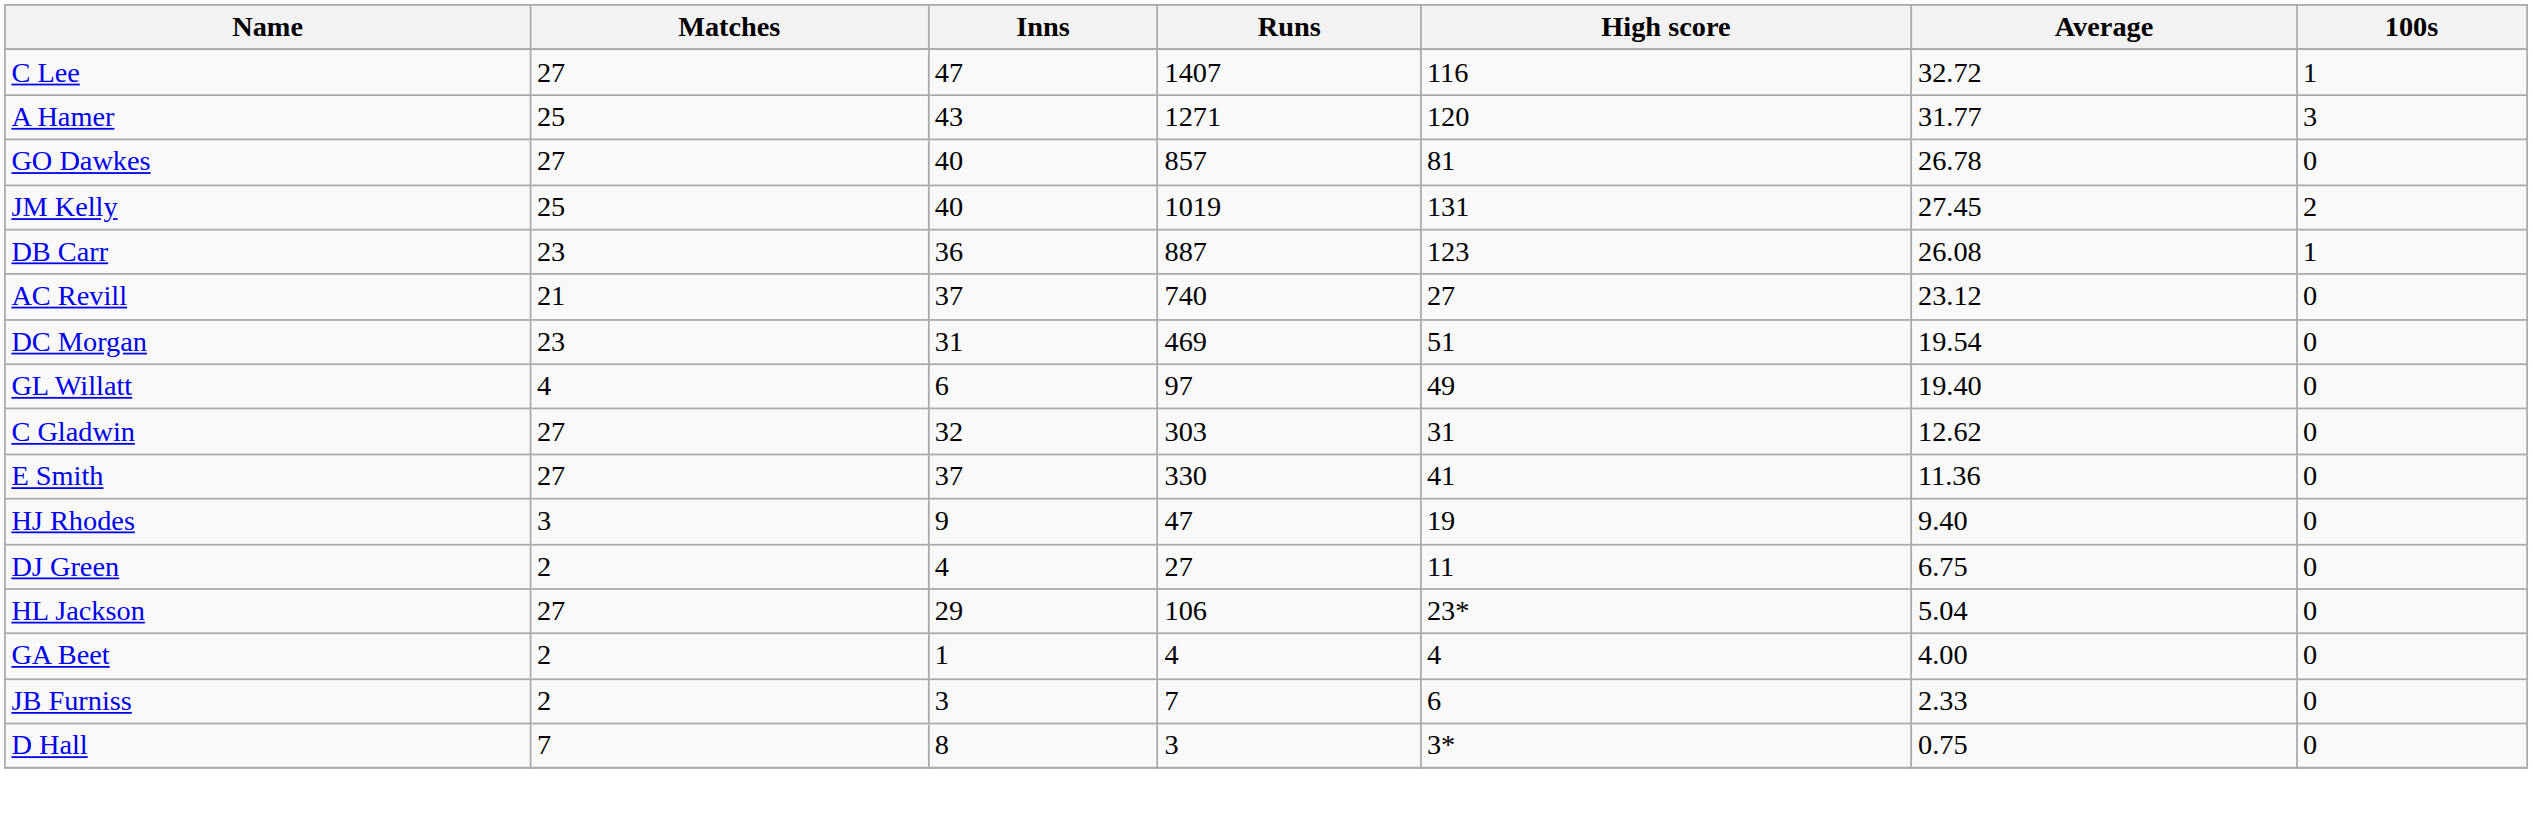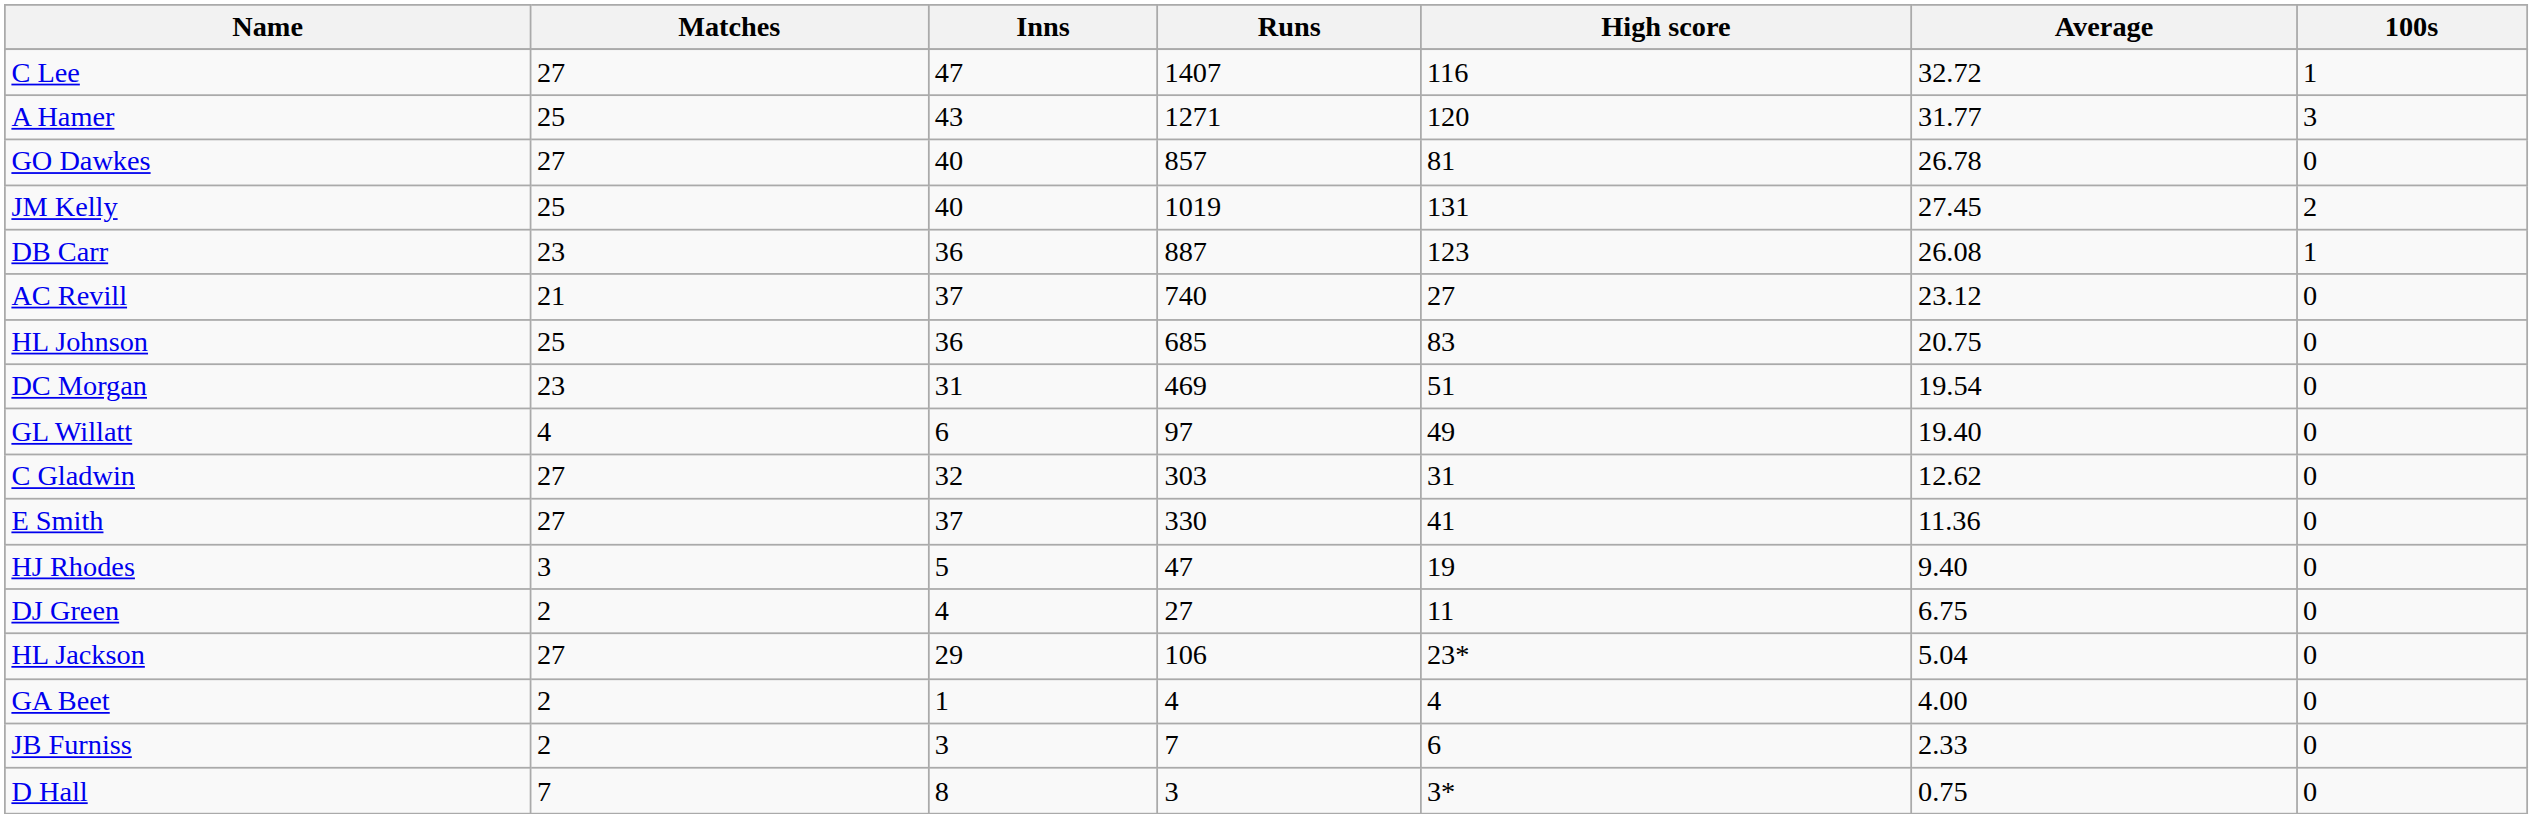+ row: (80, 341)
(942, 521) 9 -> (942, 565) 5
